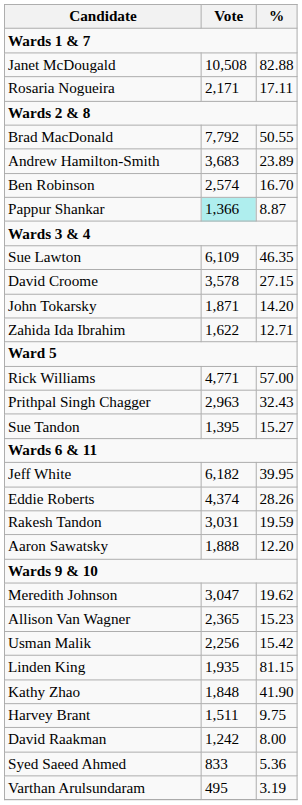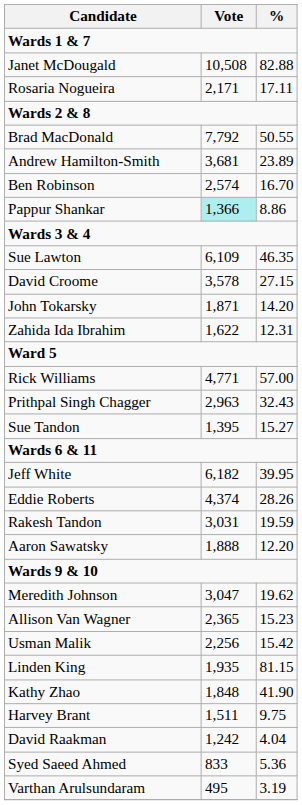(222, 161) 3,683 -> (222, 161) 3,681
(273, 209) 8.87 -> (273, 209) 8.86
(277, 329) 12.71 -> (277, 329) 12.31
(273, 739) 8.00 -> (273, 739) 4.04
